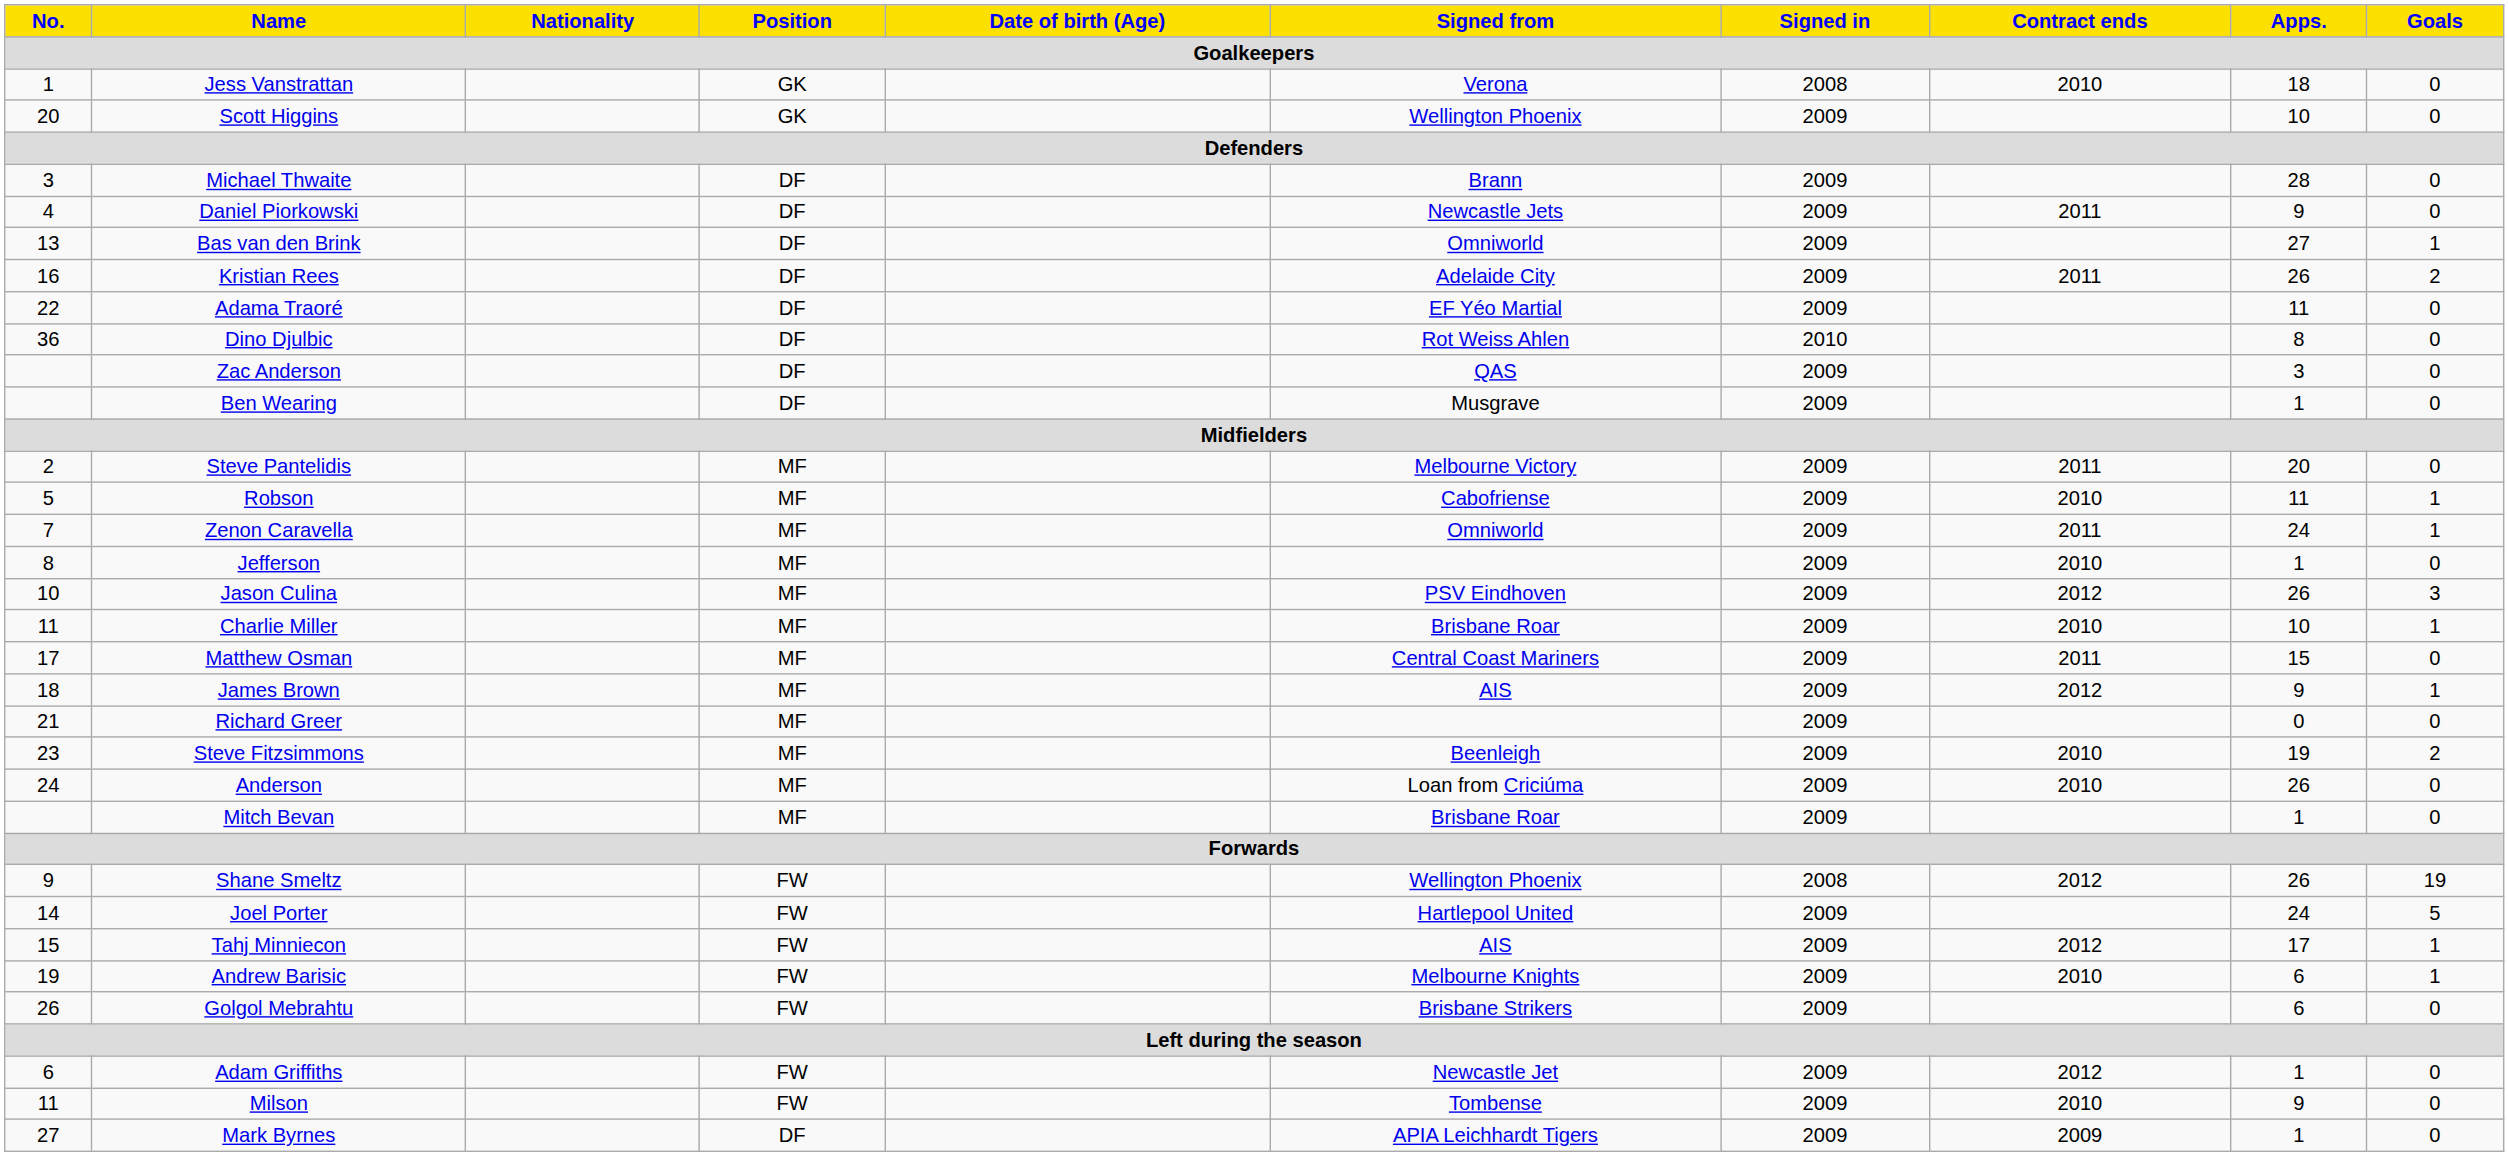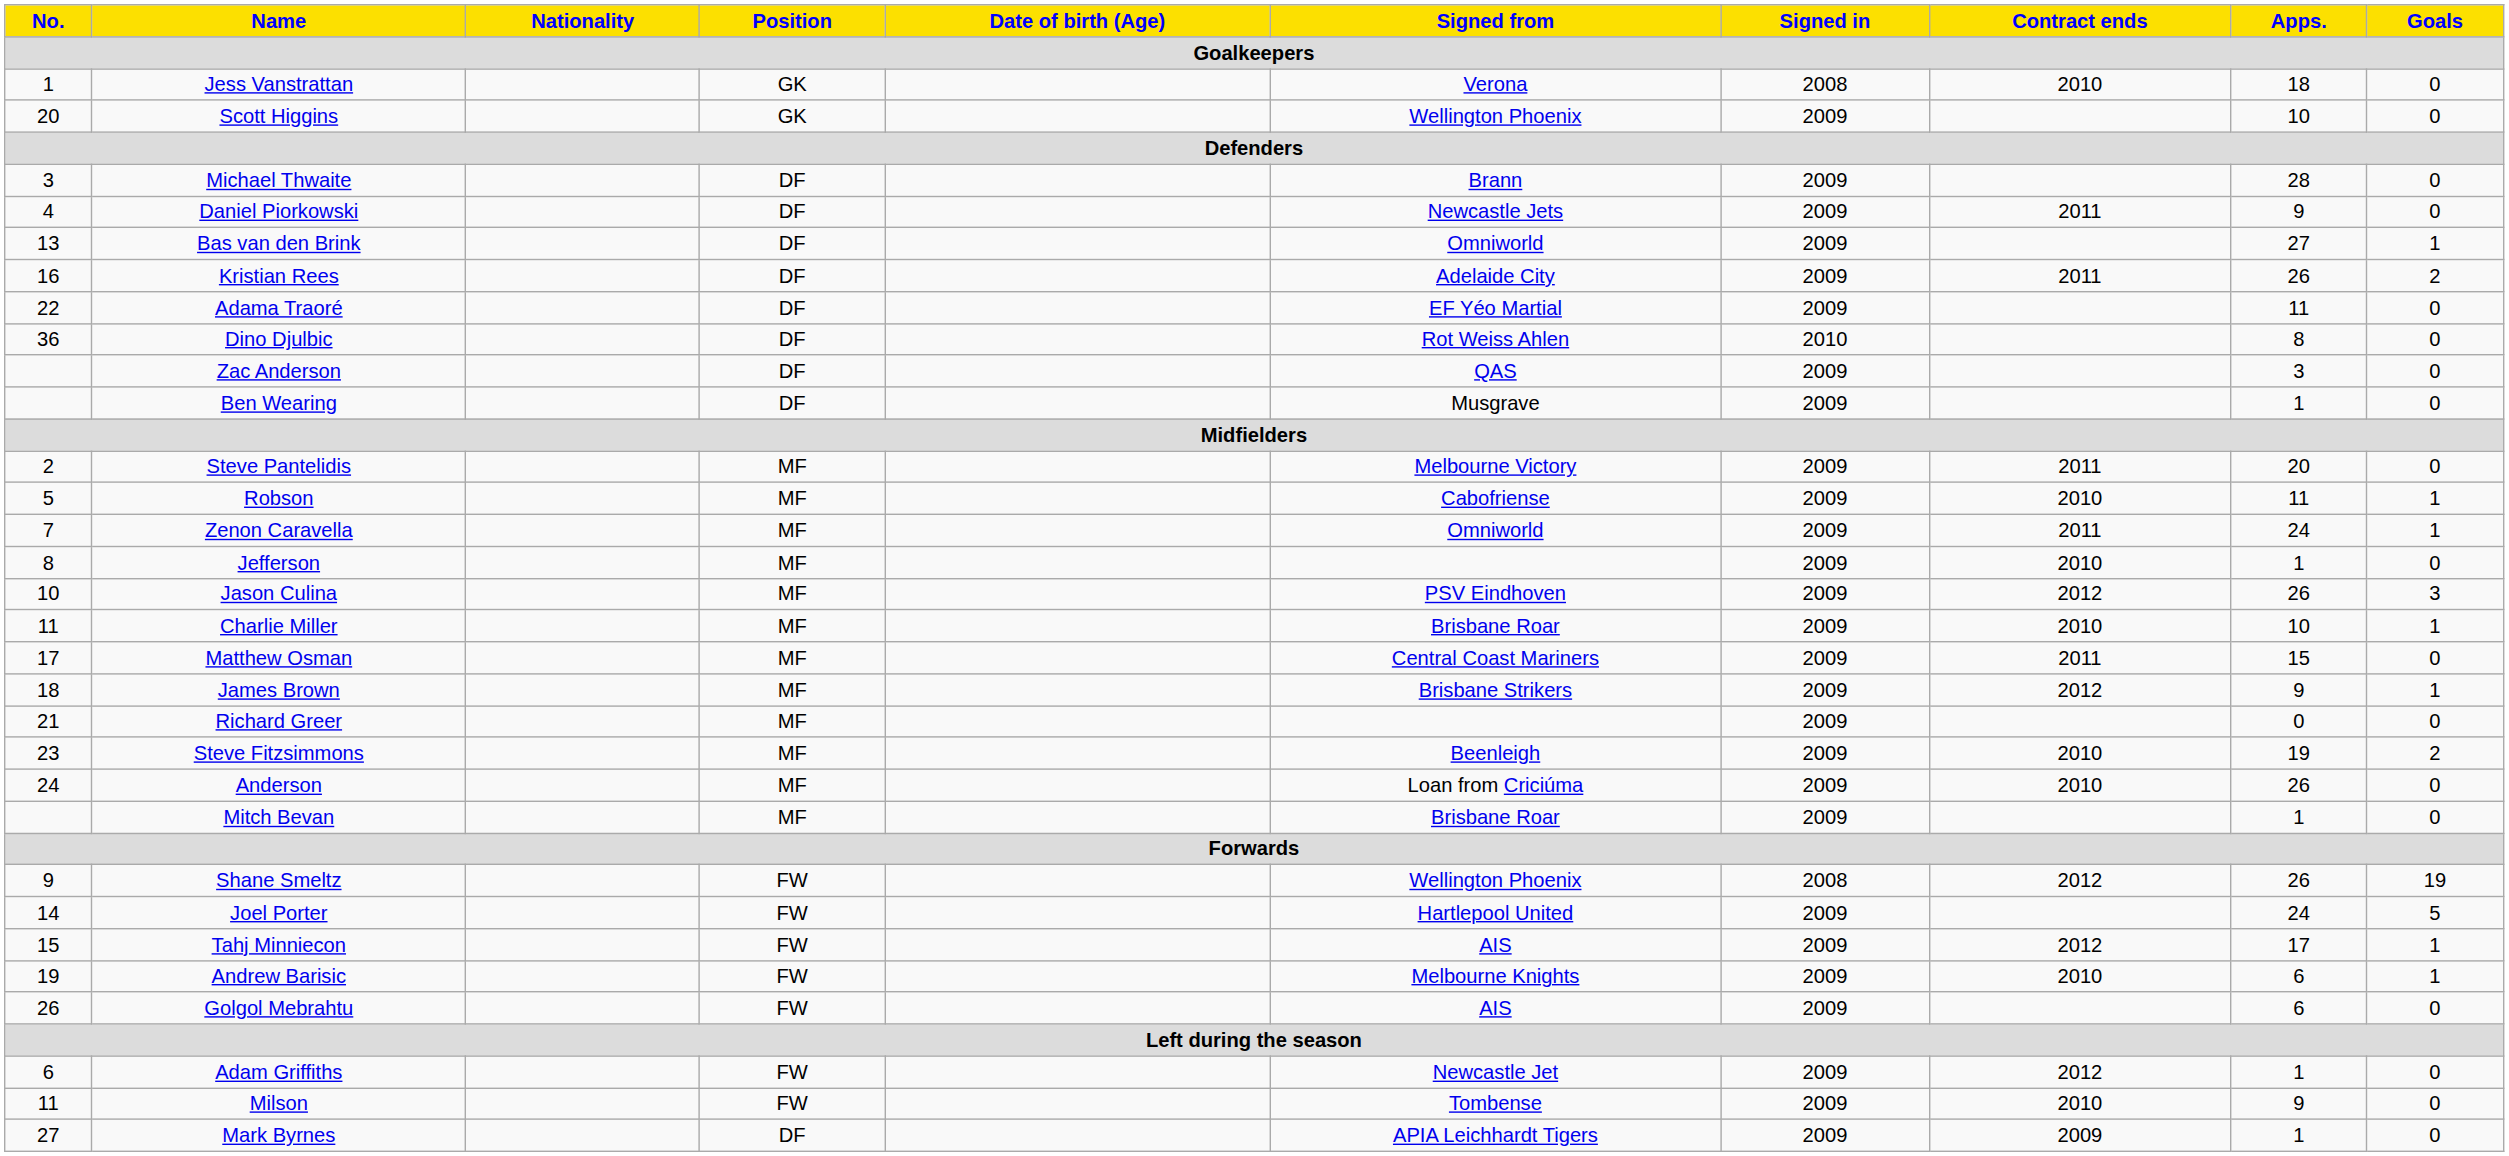(1495, 690) AIS -> (1495, 690) Brisbane Strikers
(1495, 1008) Brisbane Strikers -> (1495, 1008) AIS
